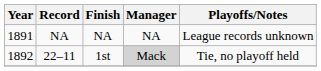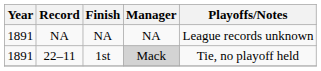(20, 55) 1892 -> (20, 55) 1891
